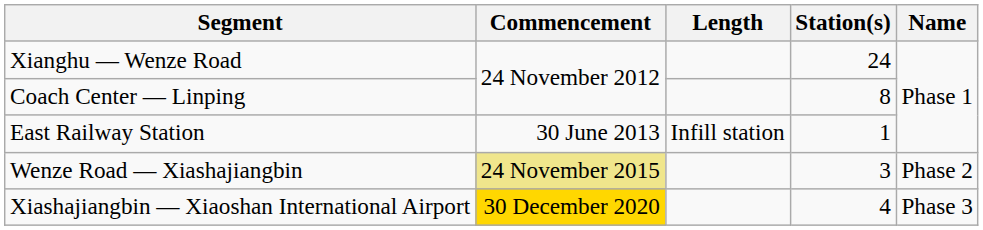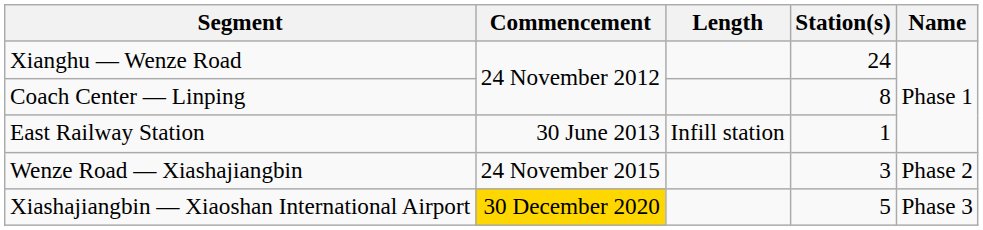(570, 170) khaki background -> (570, 170) no background
(885, 206) 4 -> (885, 206) 5
